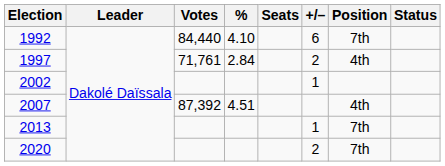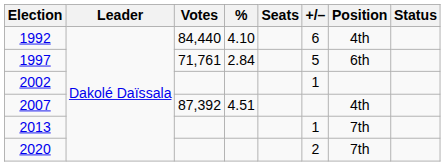(360, 37) 7th -> (360, 37) 4th
(315, 60) 2 -> (315, 60) 5
(360, 60) 4th -> (360, 60) 6th
